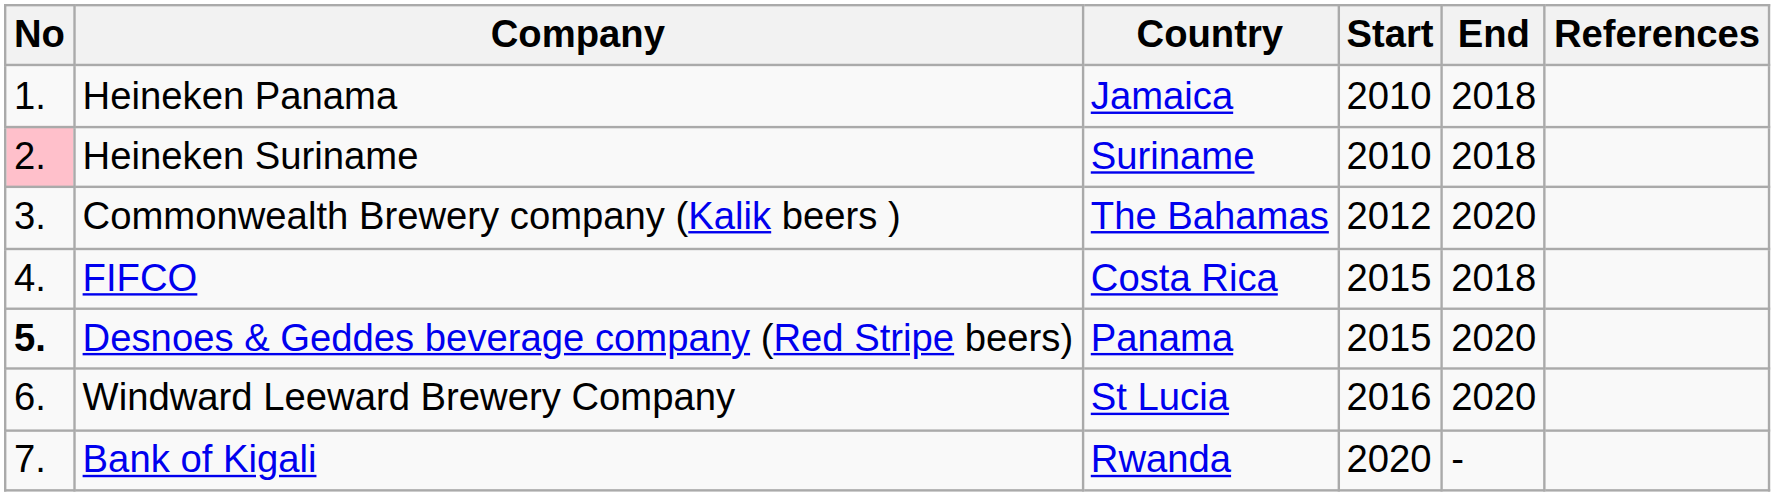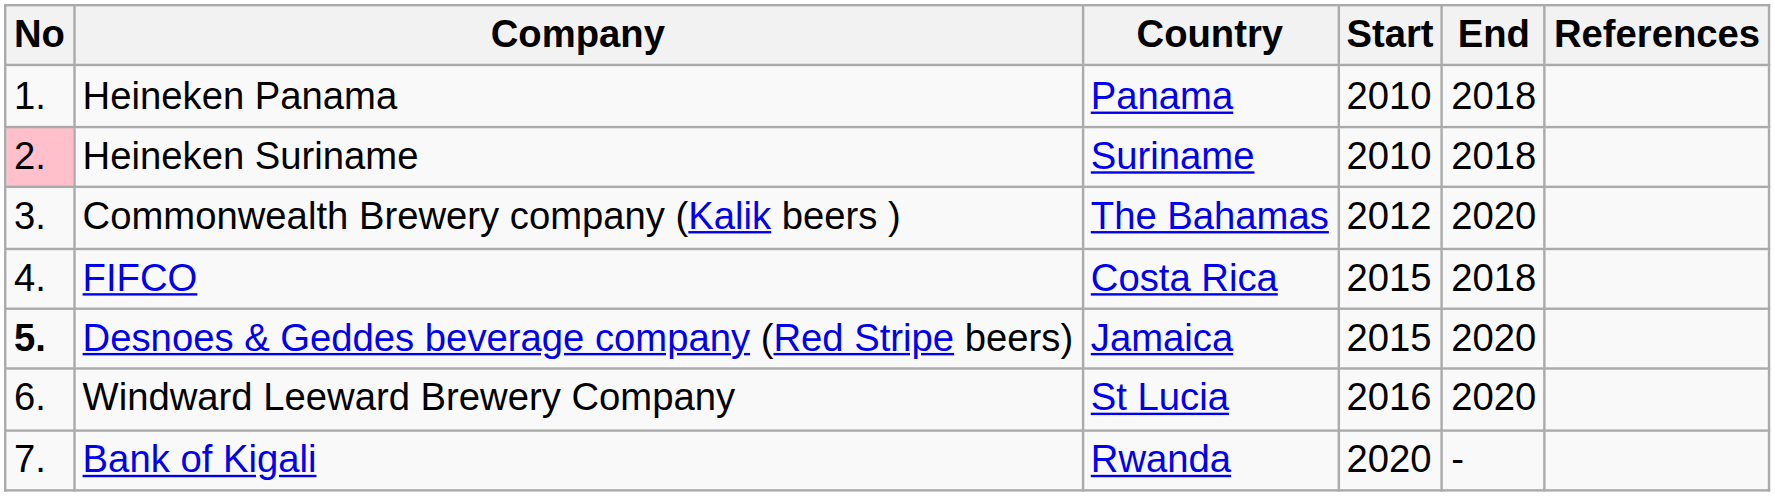(1162, 95) Jamaica -> (1162, 95) Panama
(1162, 338) Panama -> (1162, 338) Jamaica
